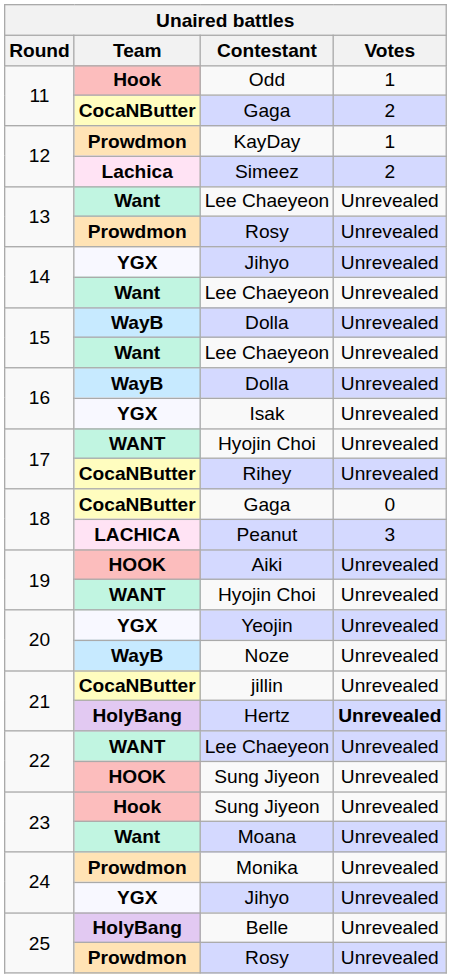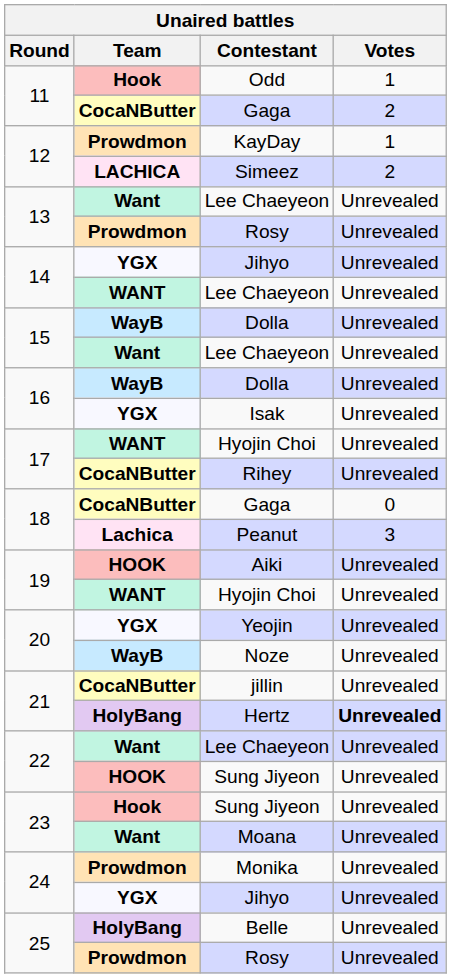(137, 171) Lachica -> (137, 171) LACHICA
(137, 293) Want -> (137, 293) WANT
(137, 535) LACHICA -> (137, 535) Lachica
(137, 746) WANT -> (137, 746) Want
